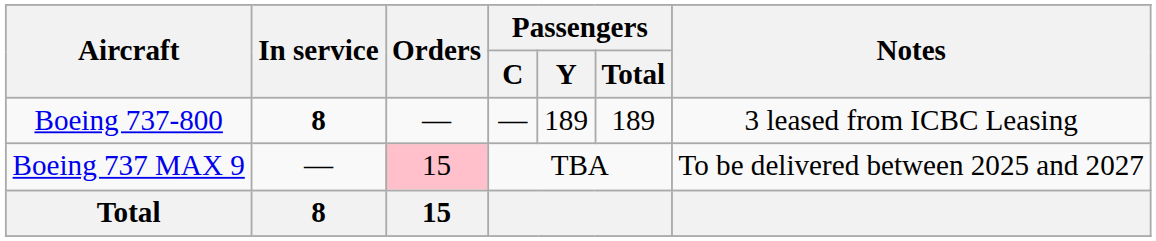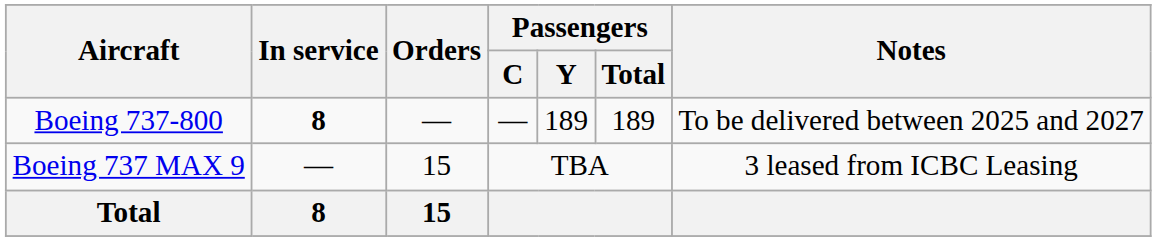(911, 119) 3 leased from ICBC Leasing -> (911, 119) To be delivered between 2025 and 2027
(437, 166) pink background -> (437, 166) no background
(911, 166) To be delivered between 2025 and 2027 -> (911, 166) 3 leased from ICBC Leasing
